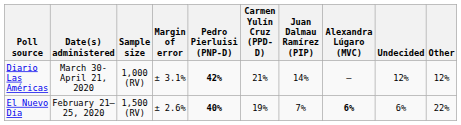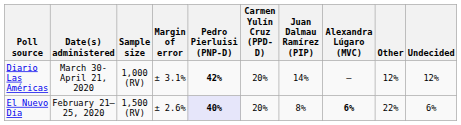columns swapped: (442, 53) <-> (401, 53)
(260, 78) 21% -> (260, 78) 20%
(214, 108) no background -> (214, 108) lavender background
(260, 108) 19% -> (260, 108) 20%
(301, 108) 7% -> (301, 108) 8%
